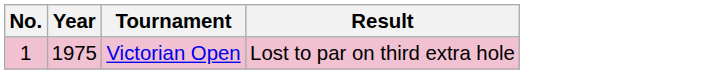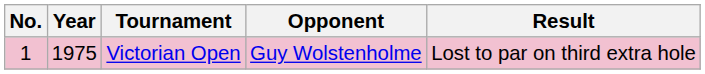+ column: (336, 21)
